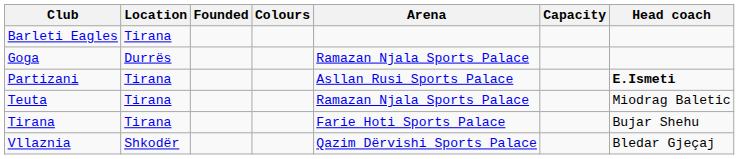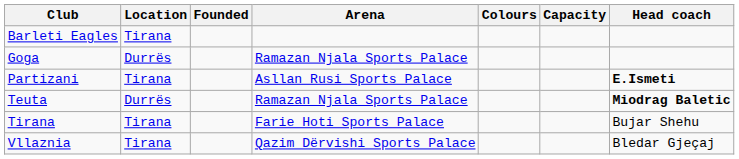columns swapped: (282, 15) <-> (427, 15)
(148, 101) Tirana -> (148, 101) Durrës
(672, 101) normal -> (672, 101) bold
(152, 144) Shkodër -> (148, 144) Tirana
